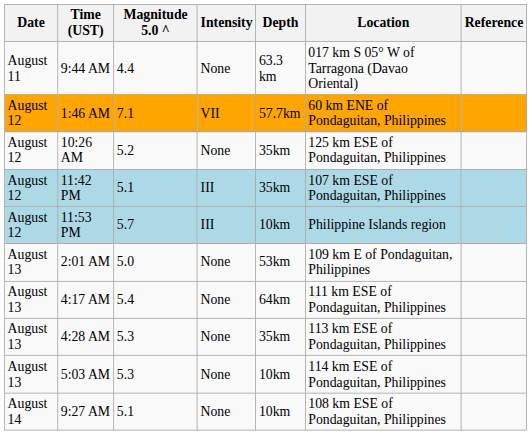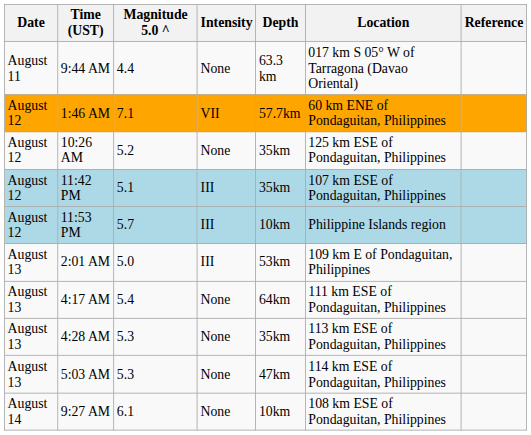(215, 262) None -> (207, 262) III
(275, 374) 10km -> (275, 374) 47km
(125, 411) 5.1 -> (125, 411) 6.1
